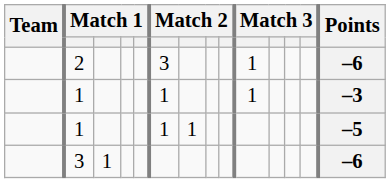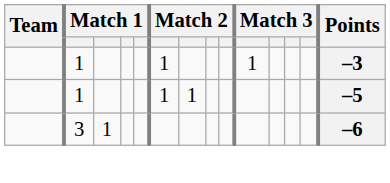- row: (79, 63)
